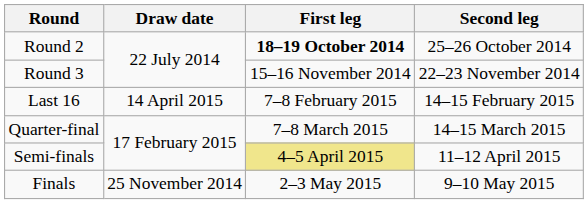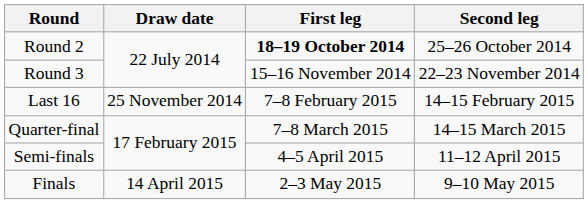(175, 101) 14 April 2015 -> (175, 101) 25 November 2014
(330, 156) khaki background -> (330, 156) no background
(175, 184) 25 November 2014 -> (175, 184) 14 April 2015
